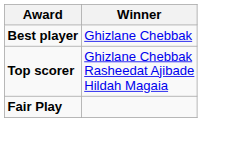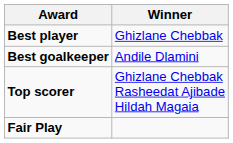+ row: (58, 56)
